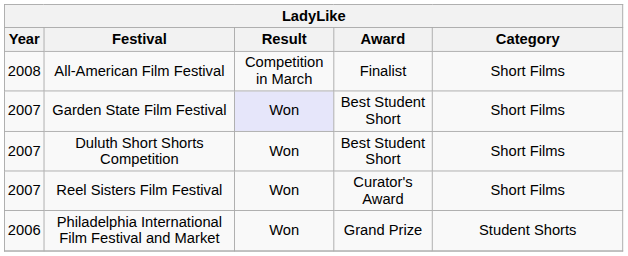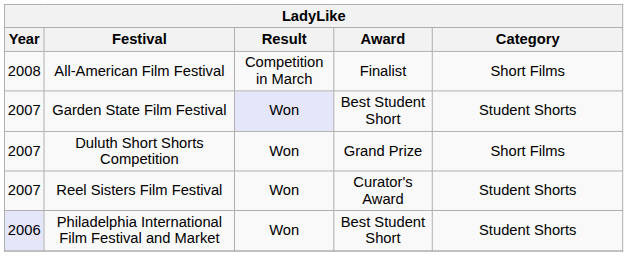(528, 111) Short Films -> (528, 111) Student Shorts
(383, 150) Best Student Short -> (383, 150) Grand Prize
(528, 190) Short Films -> (528, 190) Student Shorts
(24, 230) no background -> (24, 230) lavender background
(383, 230) Grand Prize -> (383, 230) Best Student Short
